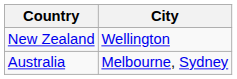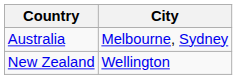rows swapped: (36, 62) <-> (51, 39)
